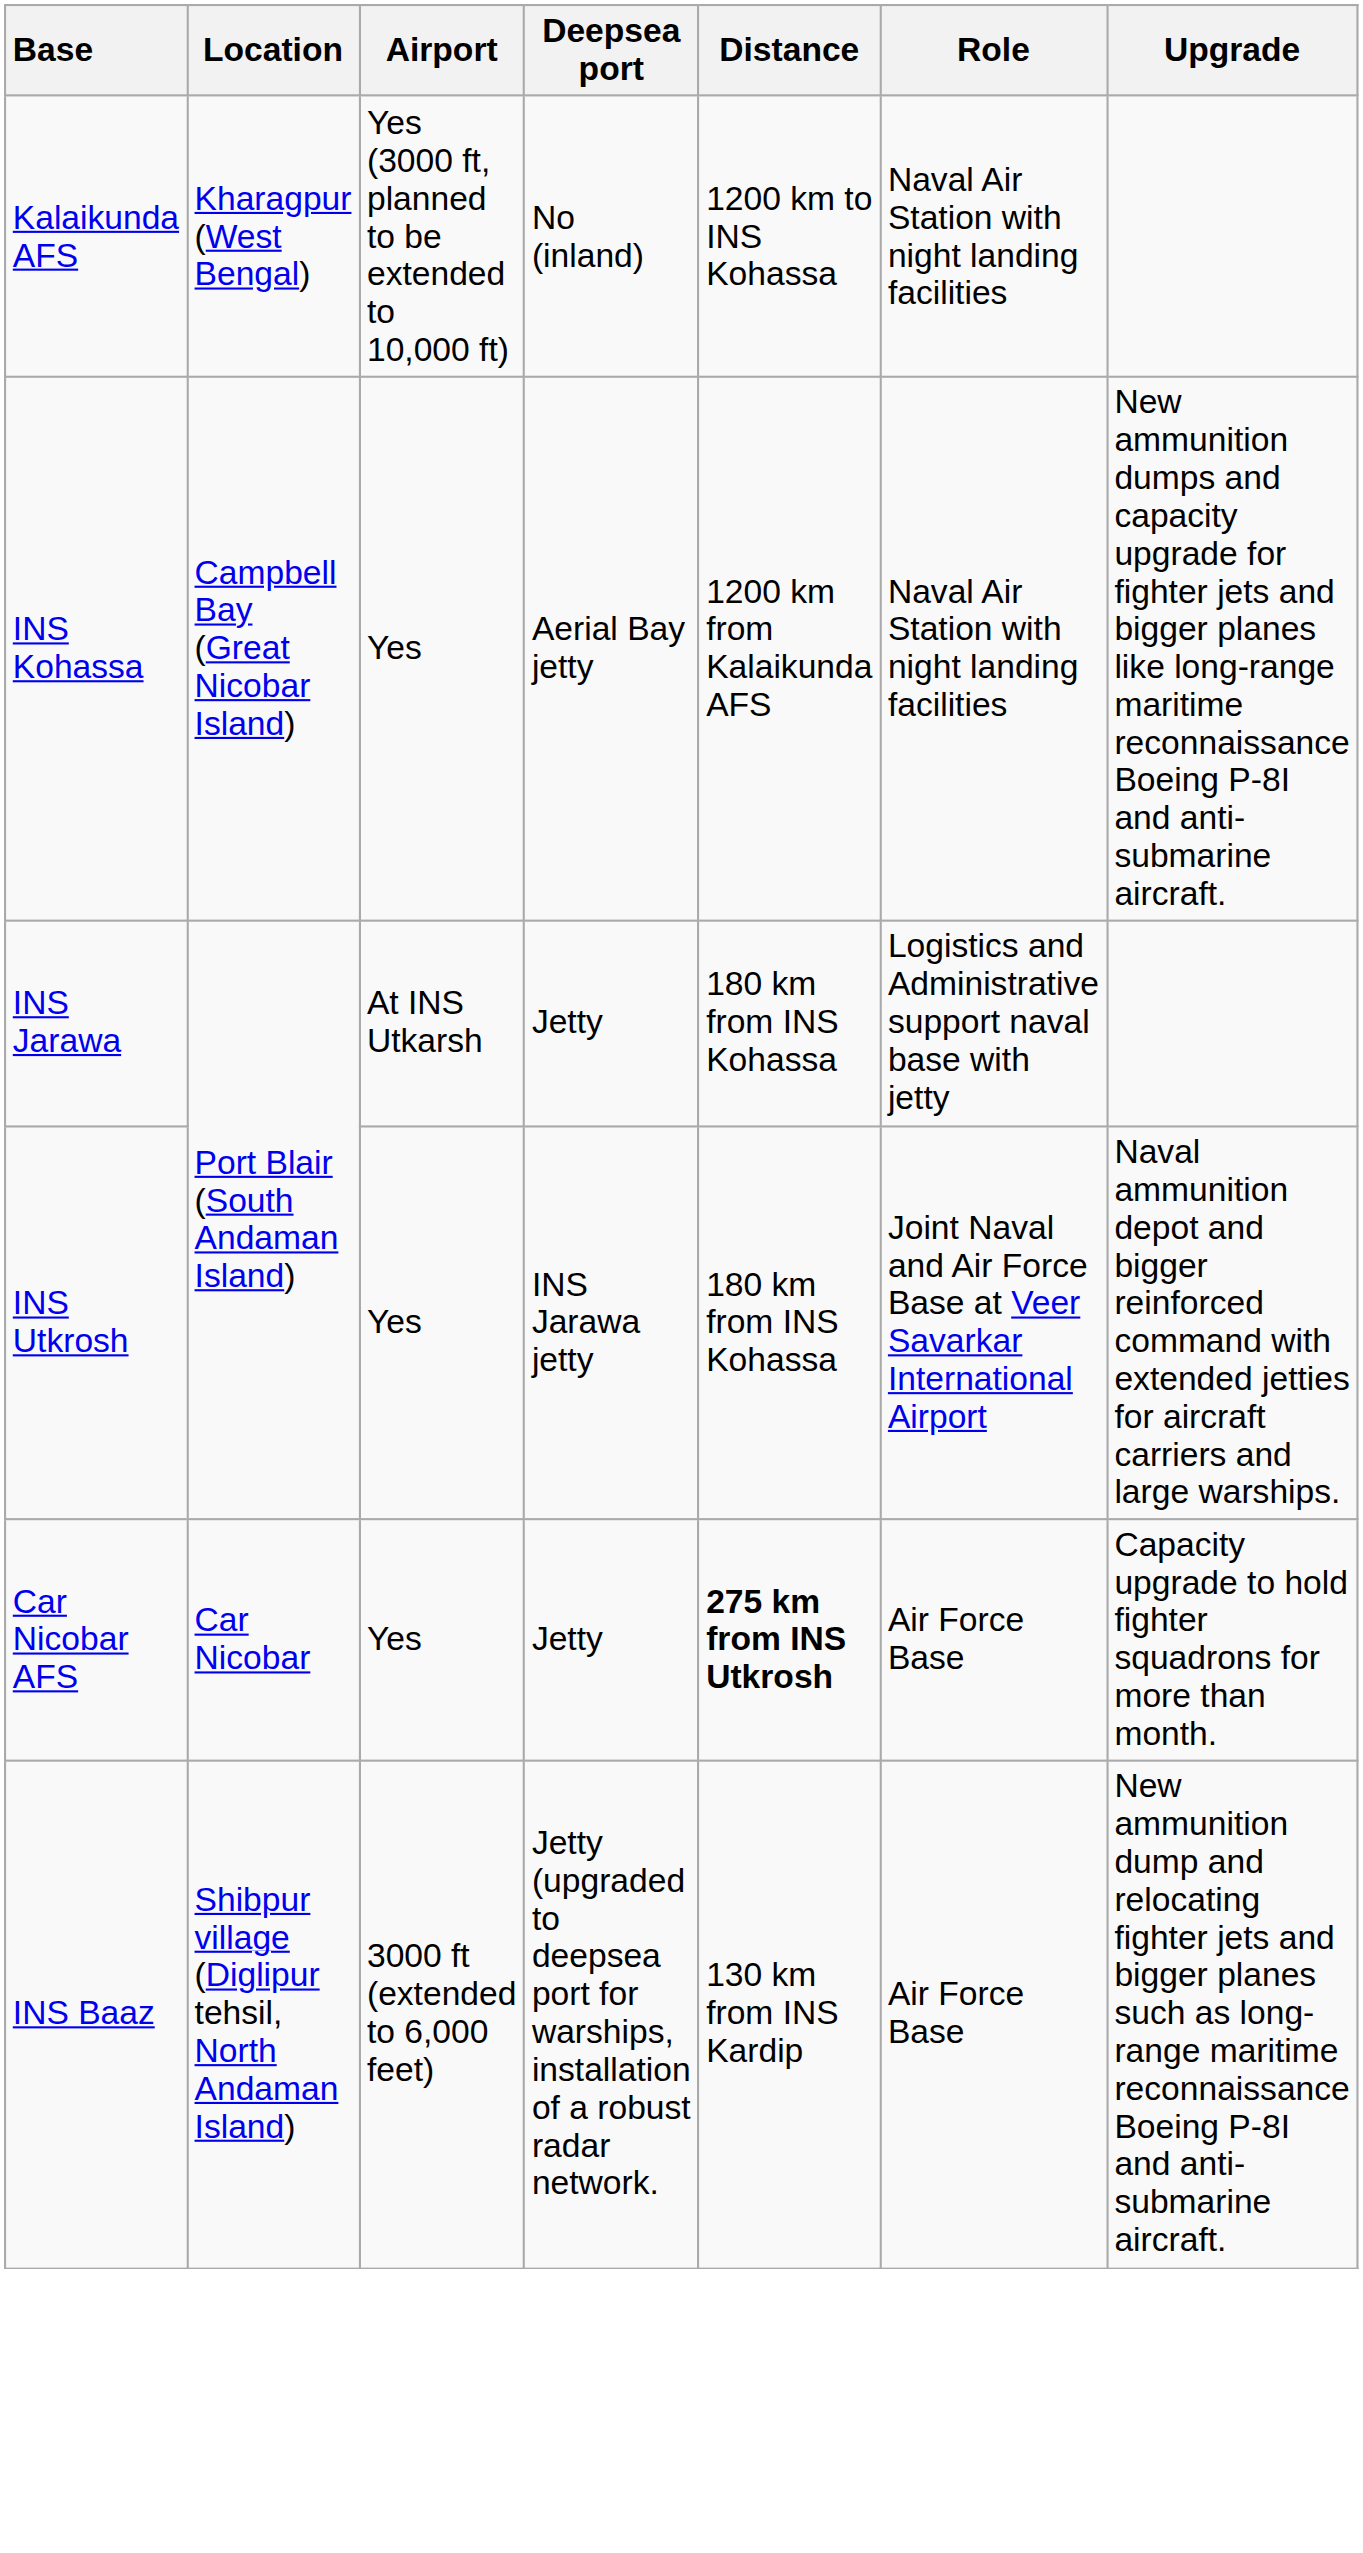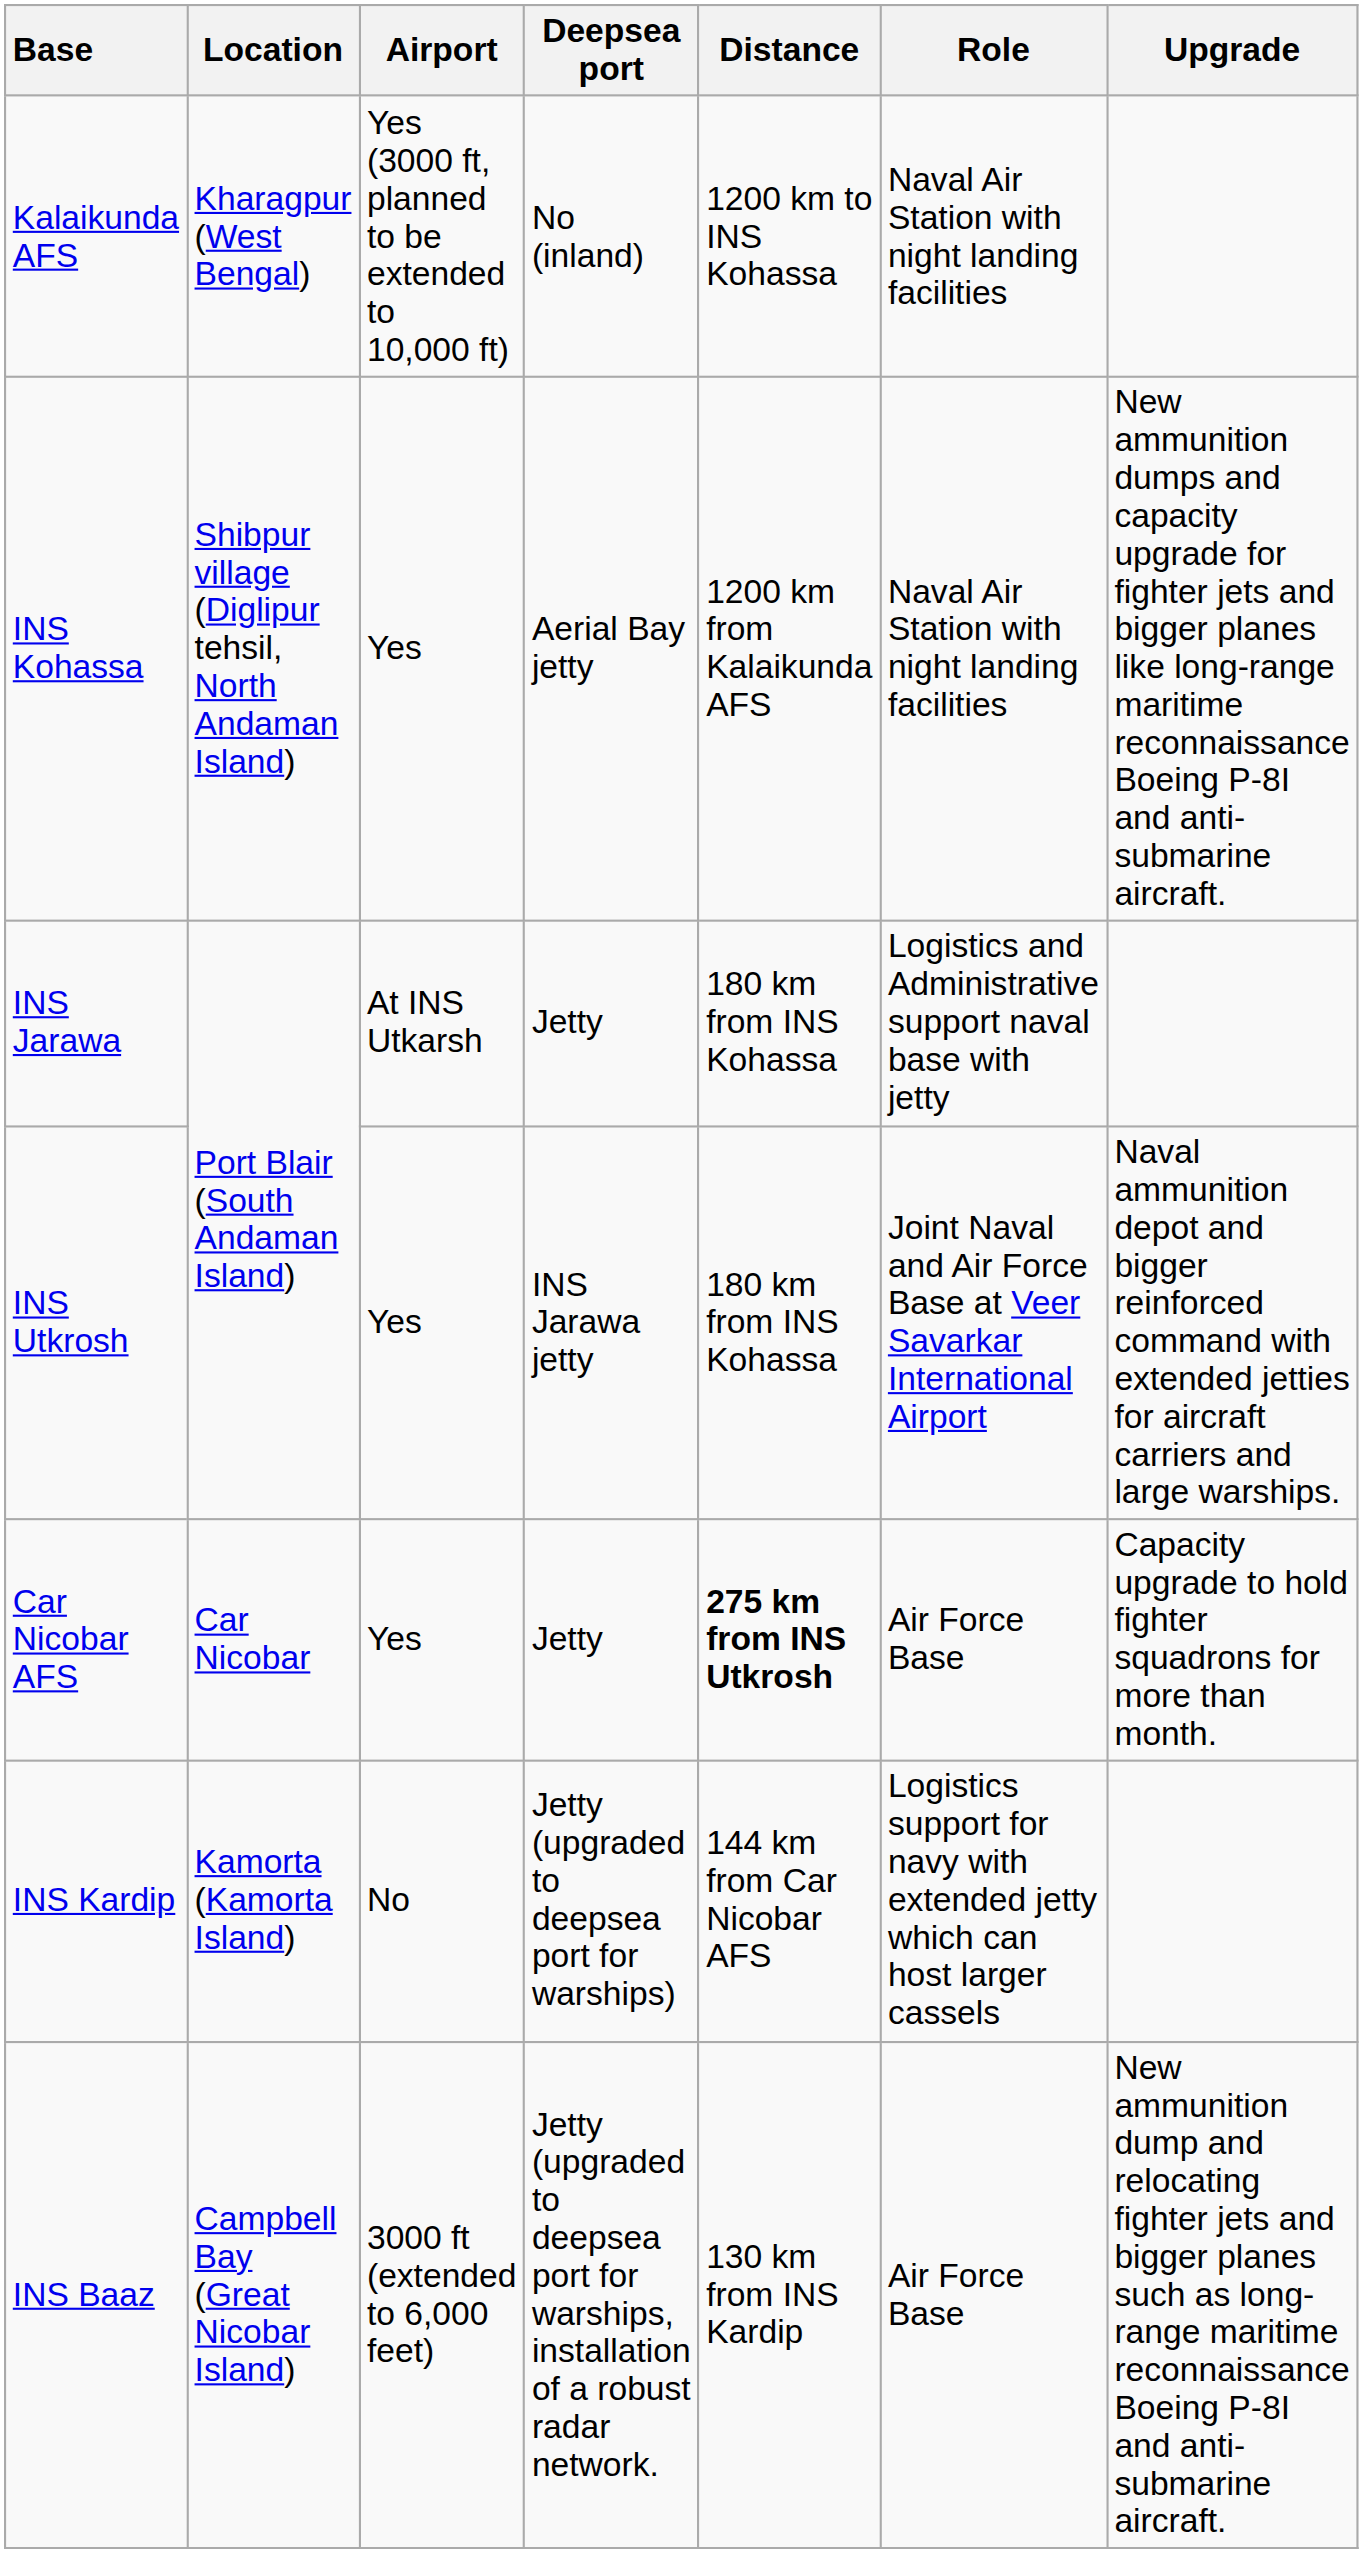(266, 648) Campbell Bay (Great Nicobar Island) -> (266, 648) Shibpur village (Diglipur tehsil, North Andaman Island)
+ row: (94, 1900)
(266, 2014) Shibpur village (Diglipur tehsil, North Andaman Island) -> (266, 2294) Campbell Bay (Great Nicobar Island)
